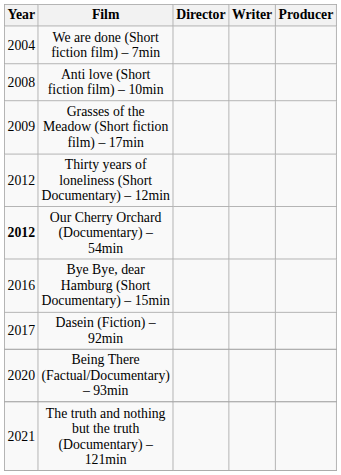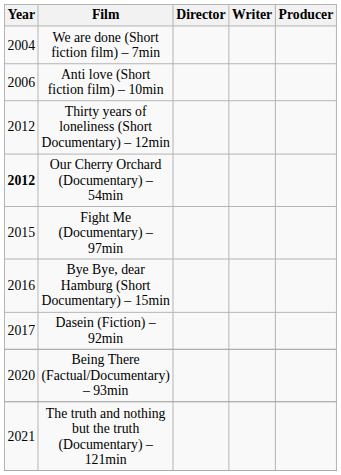(21, 82) 2008 -> (21, 82) 2006
- row: (106, 127)
+ row: (106, 232)
